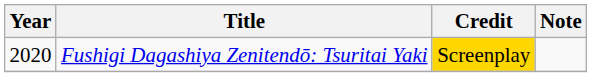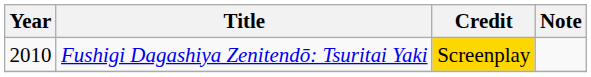(30, 54) 2020 -> (30, 54) 2010
